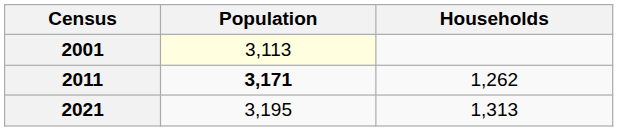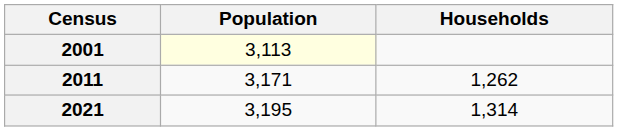(268, 79) bold -> (268, 79) normal
(494, 110) 1,313 -> (494, 110) 1,314
